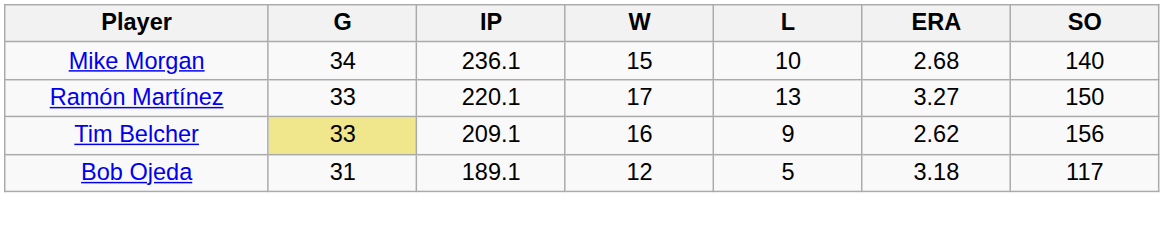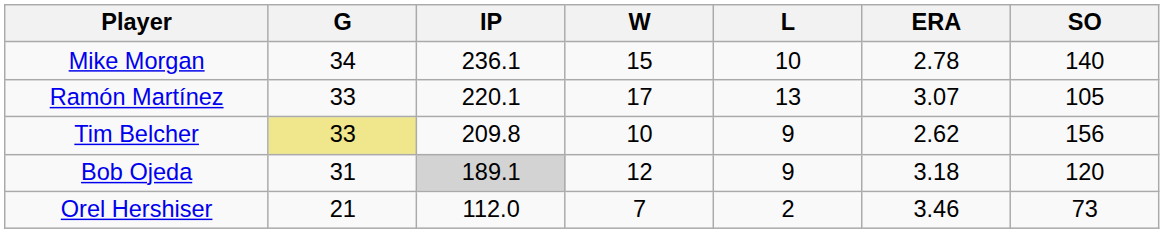(936, 60) 2.68 -> (936, 60) 2.78
(936, 97) 3.27 -> (936, 97) 3.07
(1085, 97) 150 -> (1085, 97) 105
(491, 135) 209.1 -> (491, 135) 209.8
(640, 135) 16 -> (640, 135) 10
(491, 172) no background -> (491, 172) lightgrey background
(788, 172) 5 -> (788, 172) 9
(1085, 172) 117 -> (1085, 172) 120
+ row: (137, 209)
